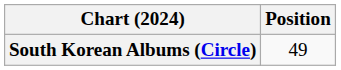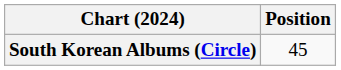(298, 49) 49 -> (298, 49) 45
